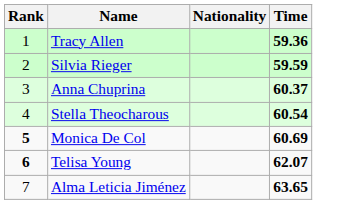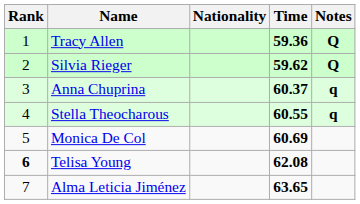+ column: (333, 16)
(291, 65) 59.59 -> (291, 65) 59.62
(291, 114) 60.54 -> (291, 114) 60.55
(26, 138) bold -> (26, 138) normal
(291, 162) 62.07 -> (291, 162) 62.08
